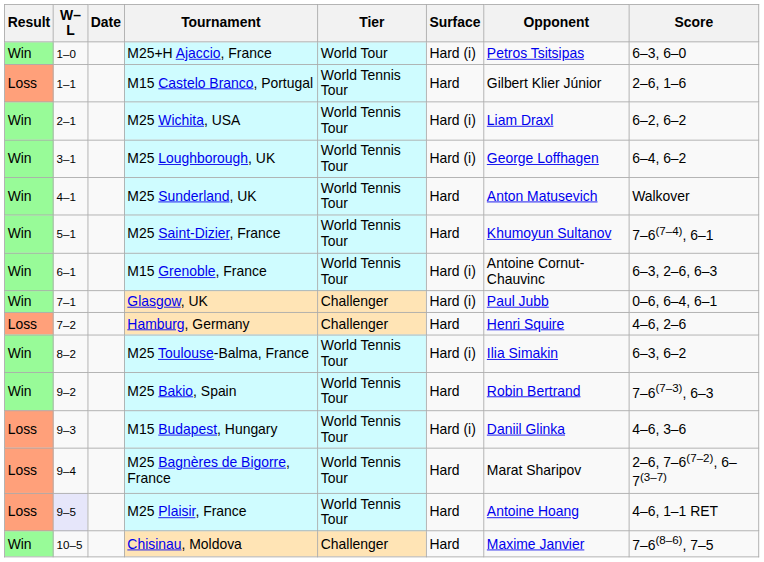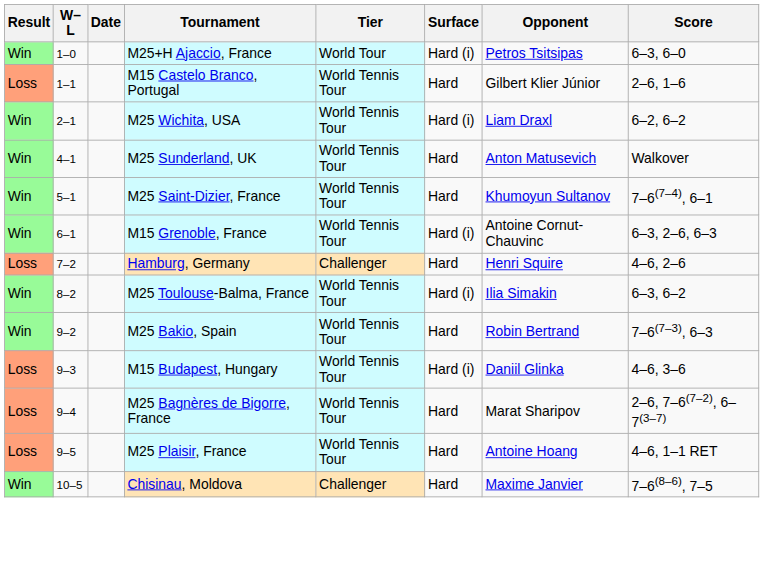- row: (201, 158)
- row: (168, 301)
(66, 513) lavender background -> (66, 453) no background
